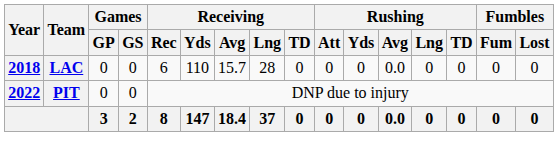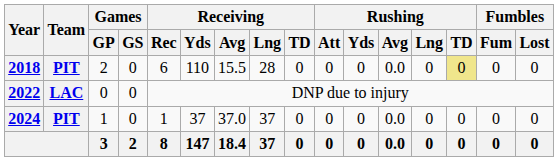(66, 67) LAC -> (66, 67) PIT
(104, 67) 0 -> (104, 67) 2
(232, 67) 15.7 -> (232, 67) 15.5
(462, 67) no background -> (462, 67) khaki background
(66, 93) PIT -> (66, 93) LAC
+ row: (24, 118)
